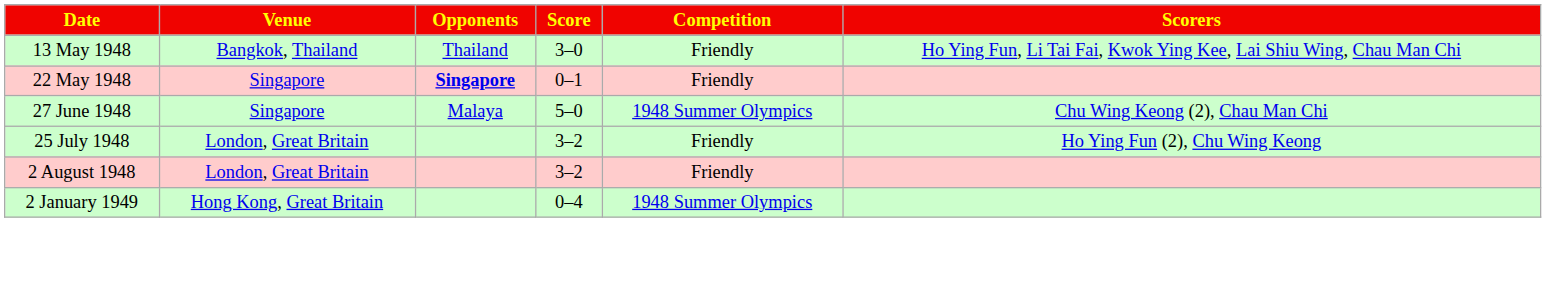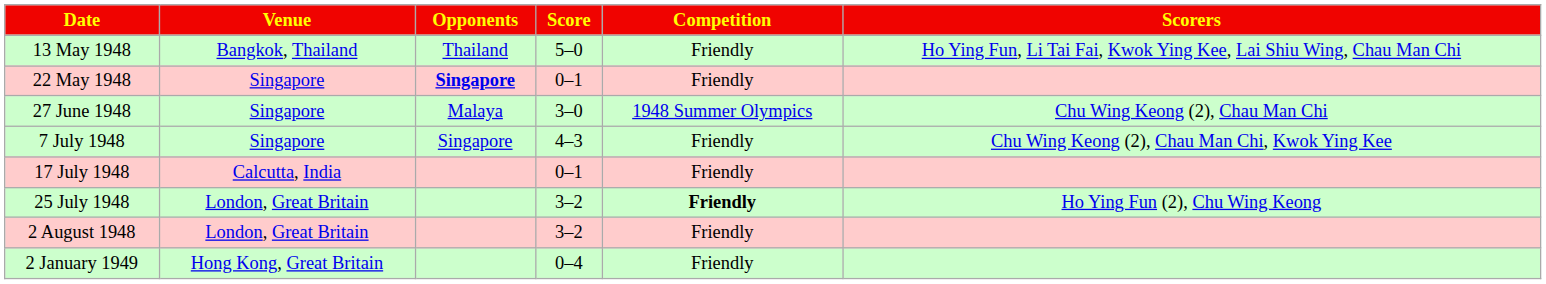(569, 50) 3–0 -> (569, 50) 5–0
(569, 111) 5–0 -> (569, 111) 3–0
+ row: (82, 141)
+ row: (82, 172)
(722, 141) normal -> (722, 202) bold
(722, 202) 1948 Summer Olympics -> (722, 263) Friendly
